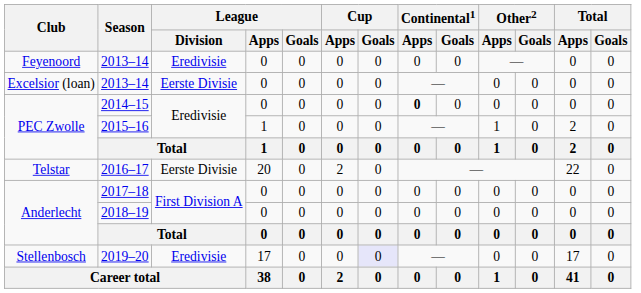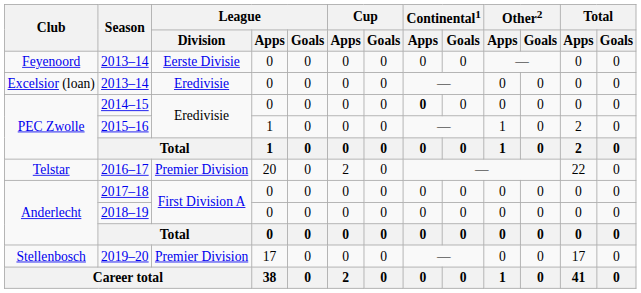(199, 62) Eredivisie -> (202, 62) Eerste Divisie
(199, 83) Eerste Divisie -> (202, 83) Eredivisie
(199, 169) Eerste Divisie -> (202, 169) Premier Division
(199, 256) Eredivisie -> (202, 256) Premier Division
(378, 256) lavender background -> (384, 256) no background
